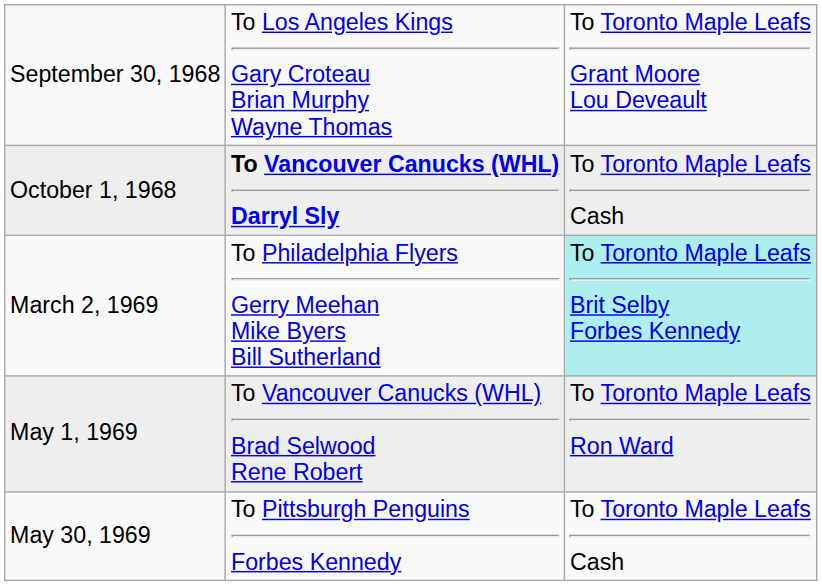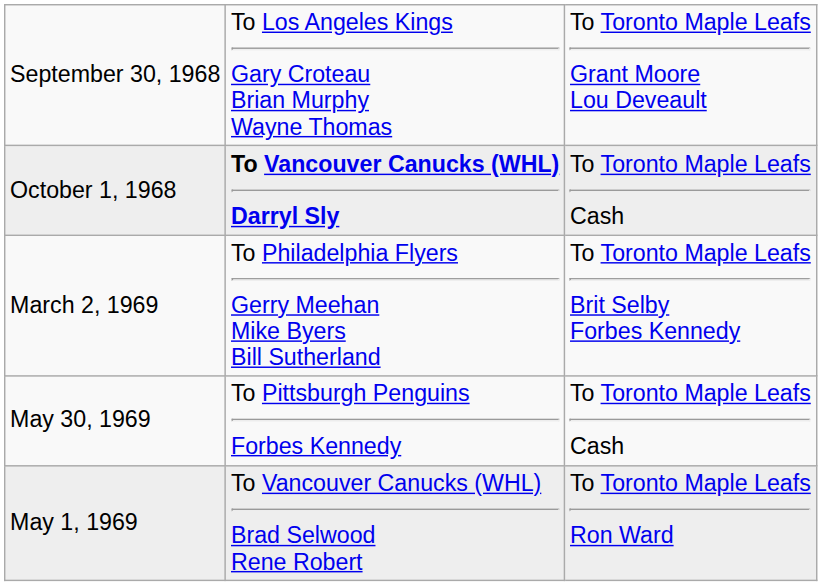(690, 292) paleturquoise background -> (690, 292) no background
rows swapped: (74, 433) <-> (80, 535)
